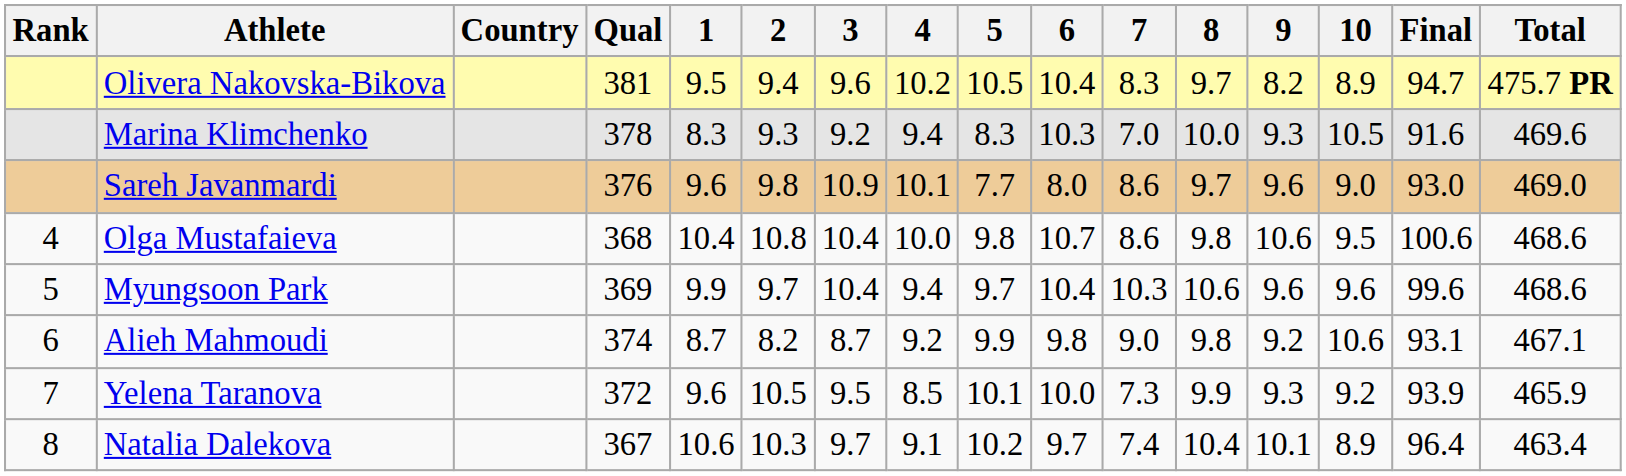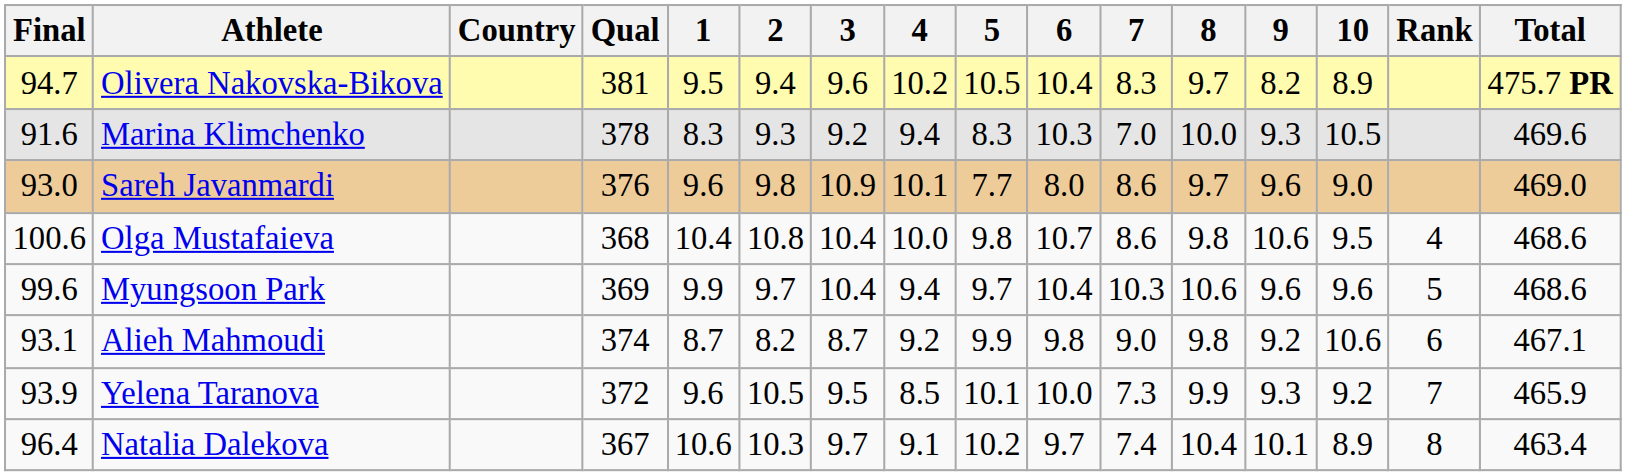columns swapped: (51, 30) <-> (1436, 30)
